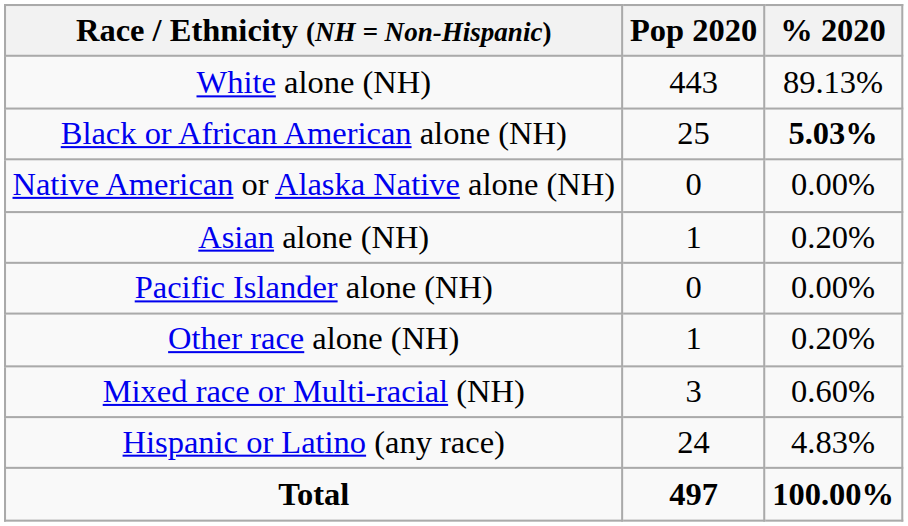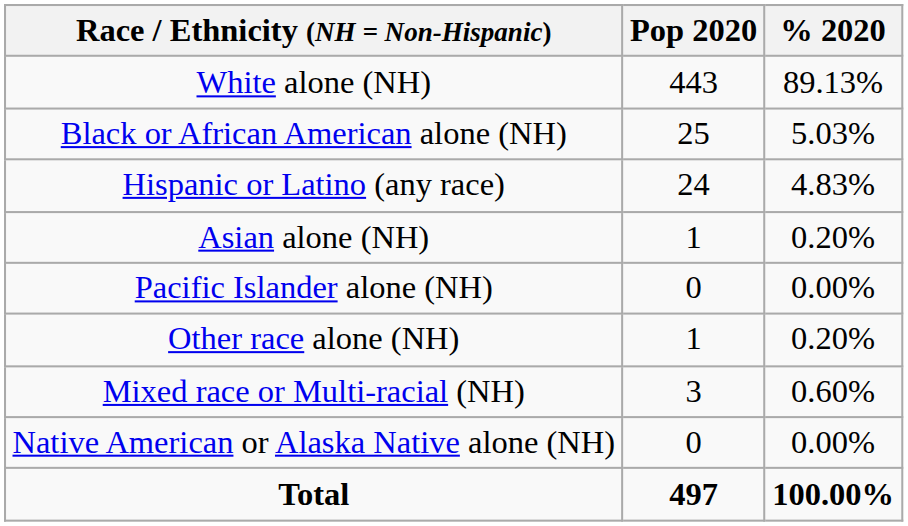(833, 133) bold -> (833, 133) normal
rows swapped: (314, 184) <-> (314, 442)
